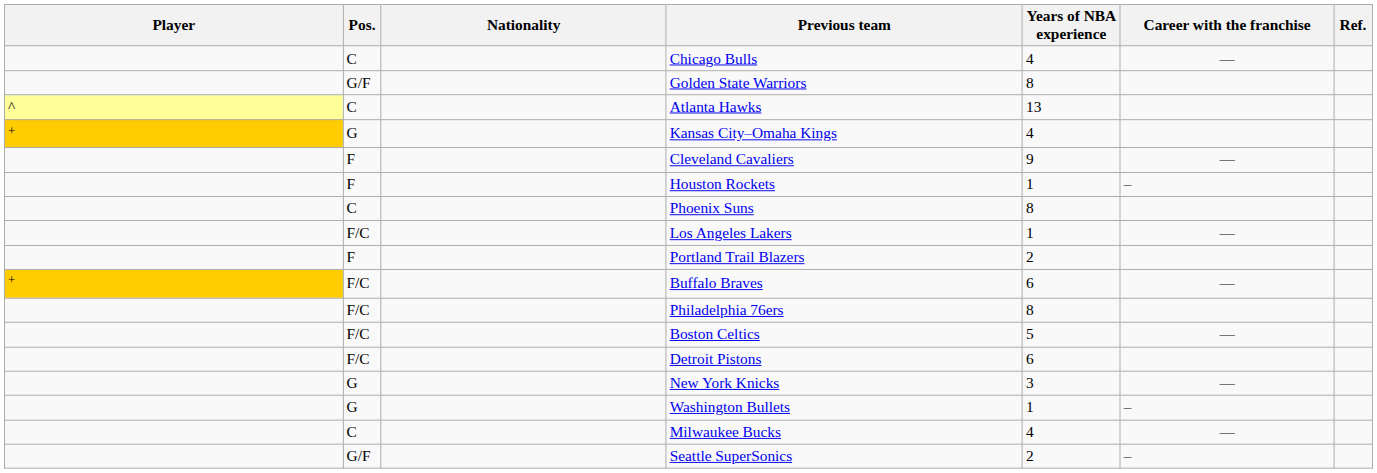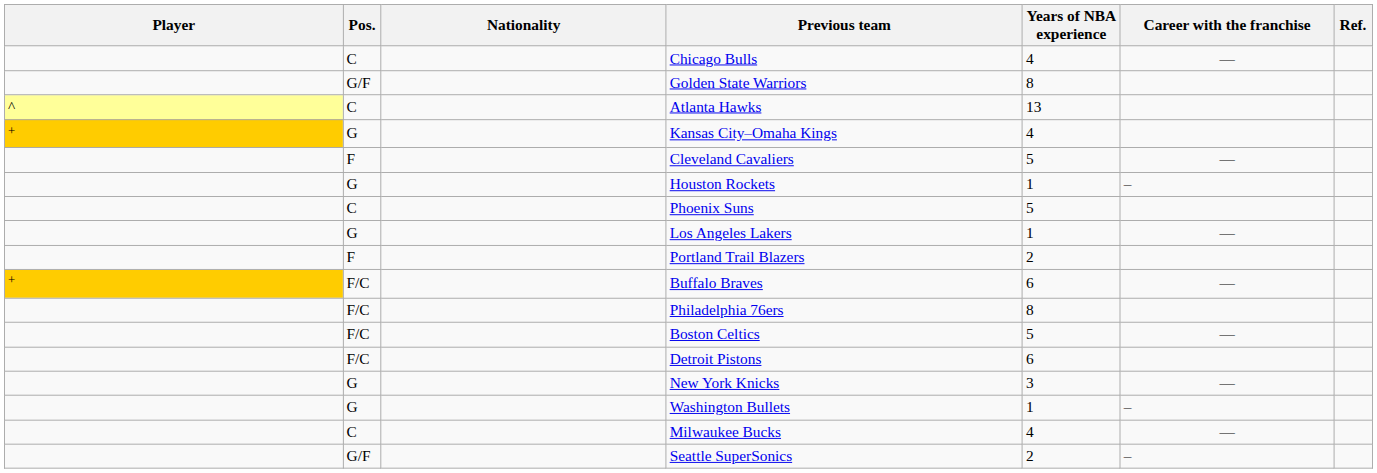(1030, 159) 9 -> (1030, 159) 5
(351, 184) F -> (352, 184) G
(1030, 208) 8 -> (1030, 208) 5
(358, 232) F/C -> (352, 232) G
